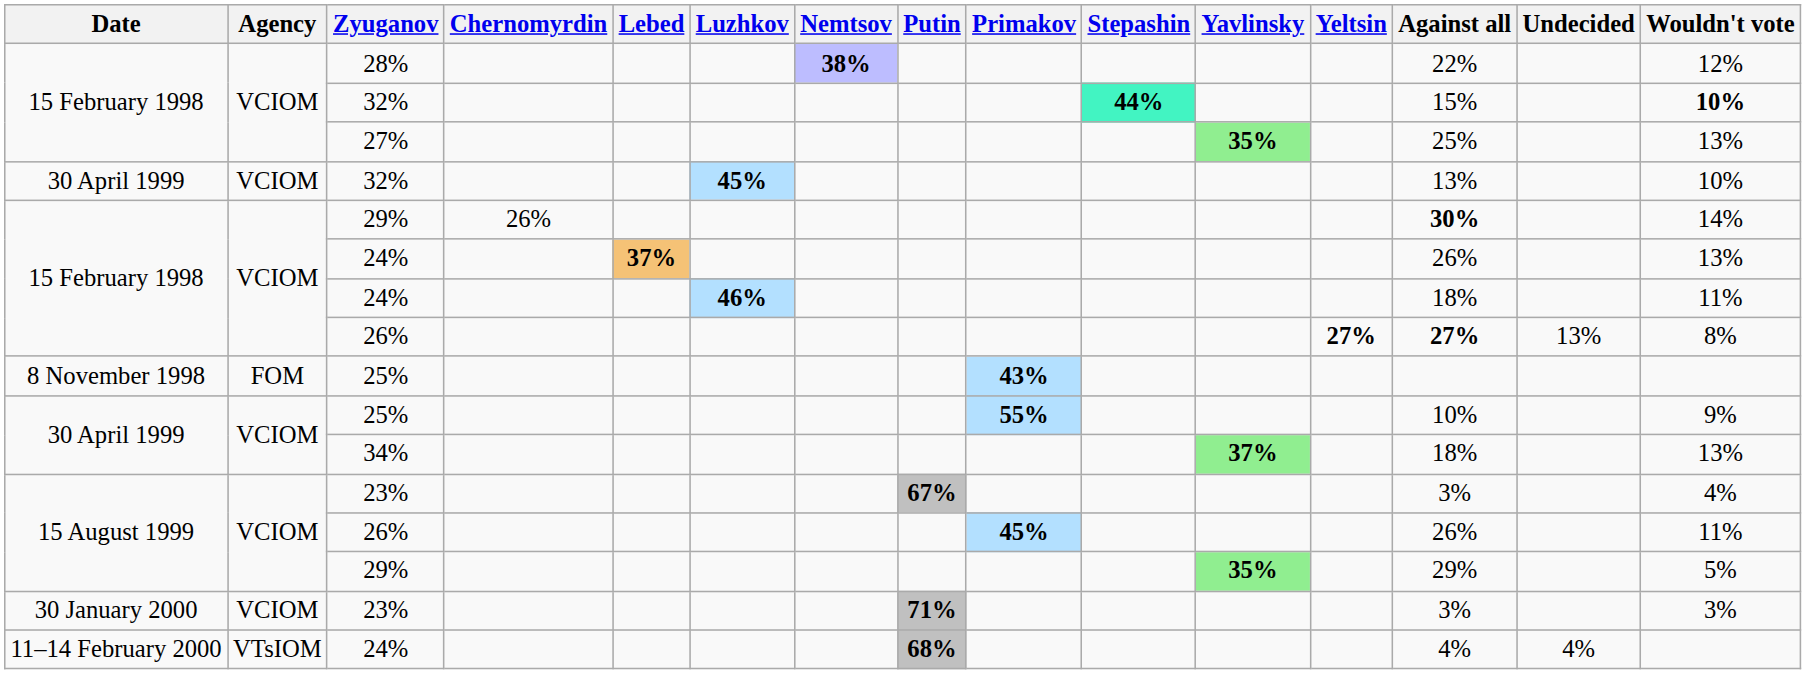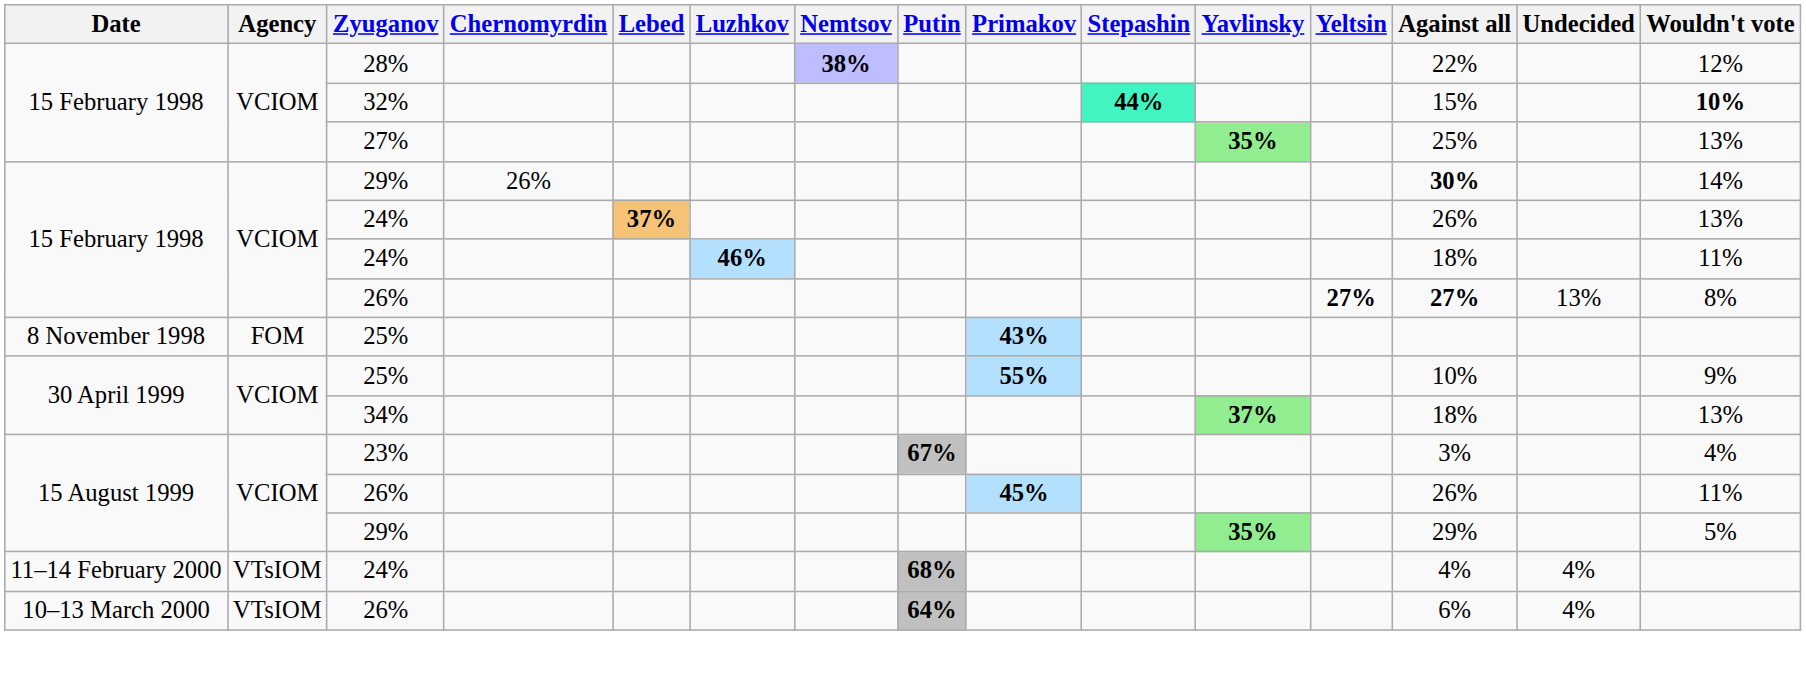- row: (116, 180)
- row: (116, 610)
+ row: (116, 610)
